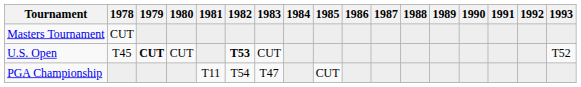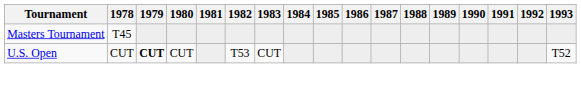(122, 34) CUT -> (122, 34) T45
(122, 53) T45 -> (122, 53) CUT
(240, 53) bold -> (240, 53) normal
- row: (55, 73)
